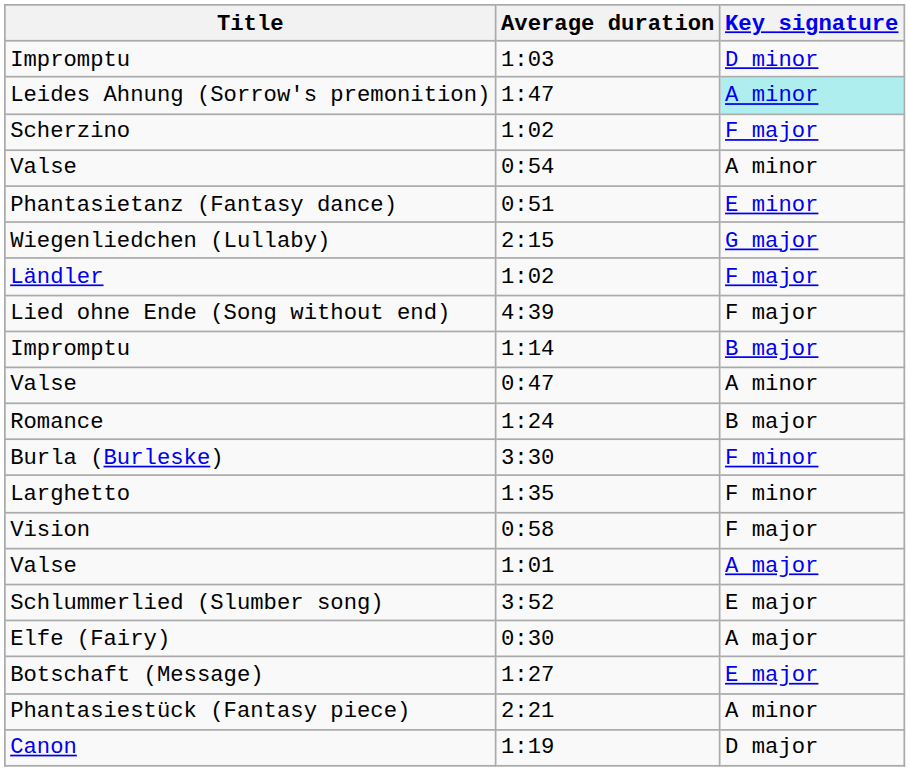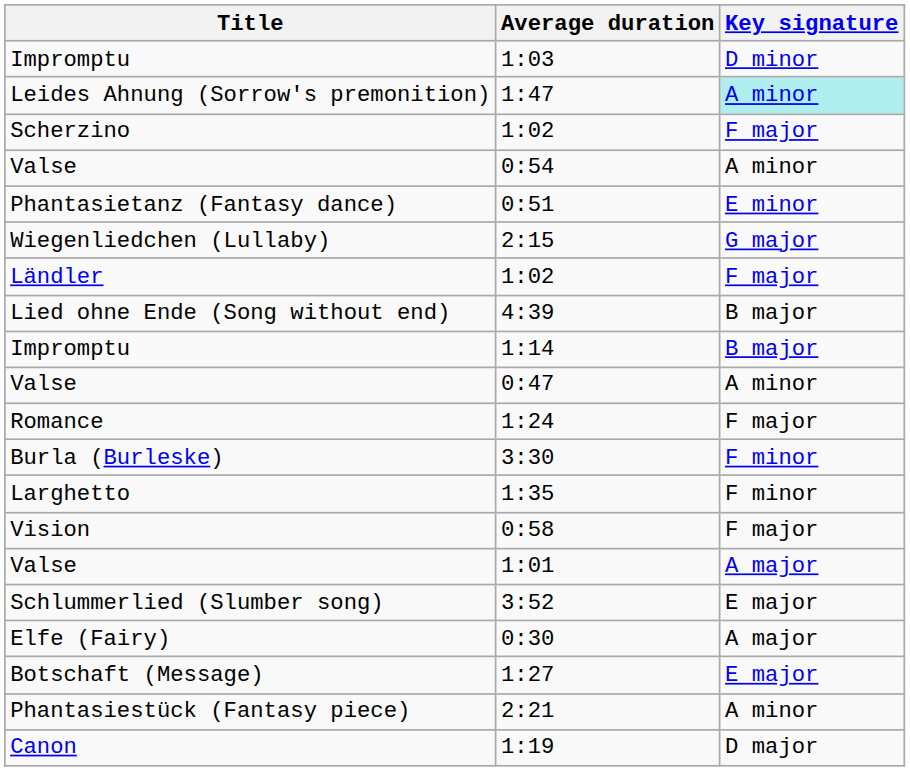(772, 313) F major -> (772, 313) B major
(772, 422) B major -> (772, 422) F major
